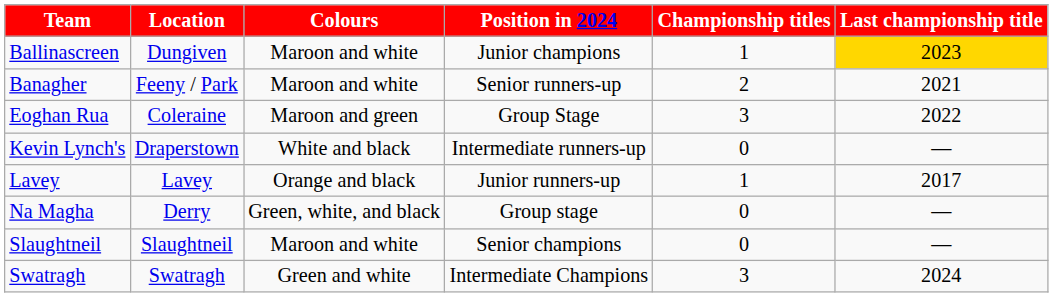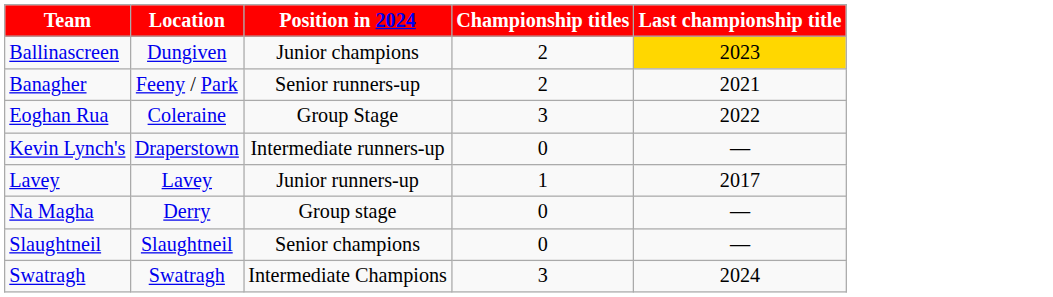- column: (344, 20)
(744, 52) 1 -> (543, 52) 2
